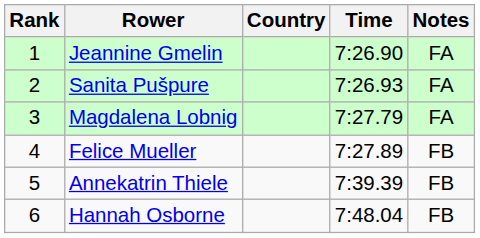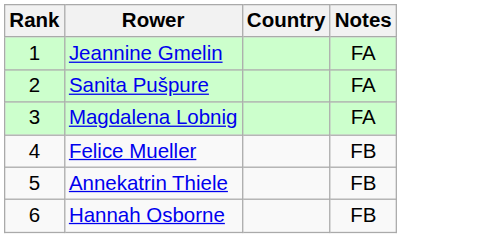- column: (369, 20)
